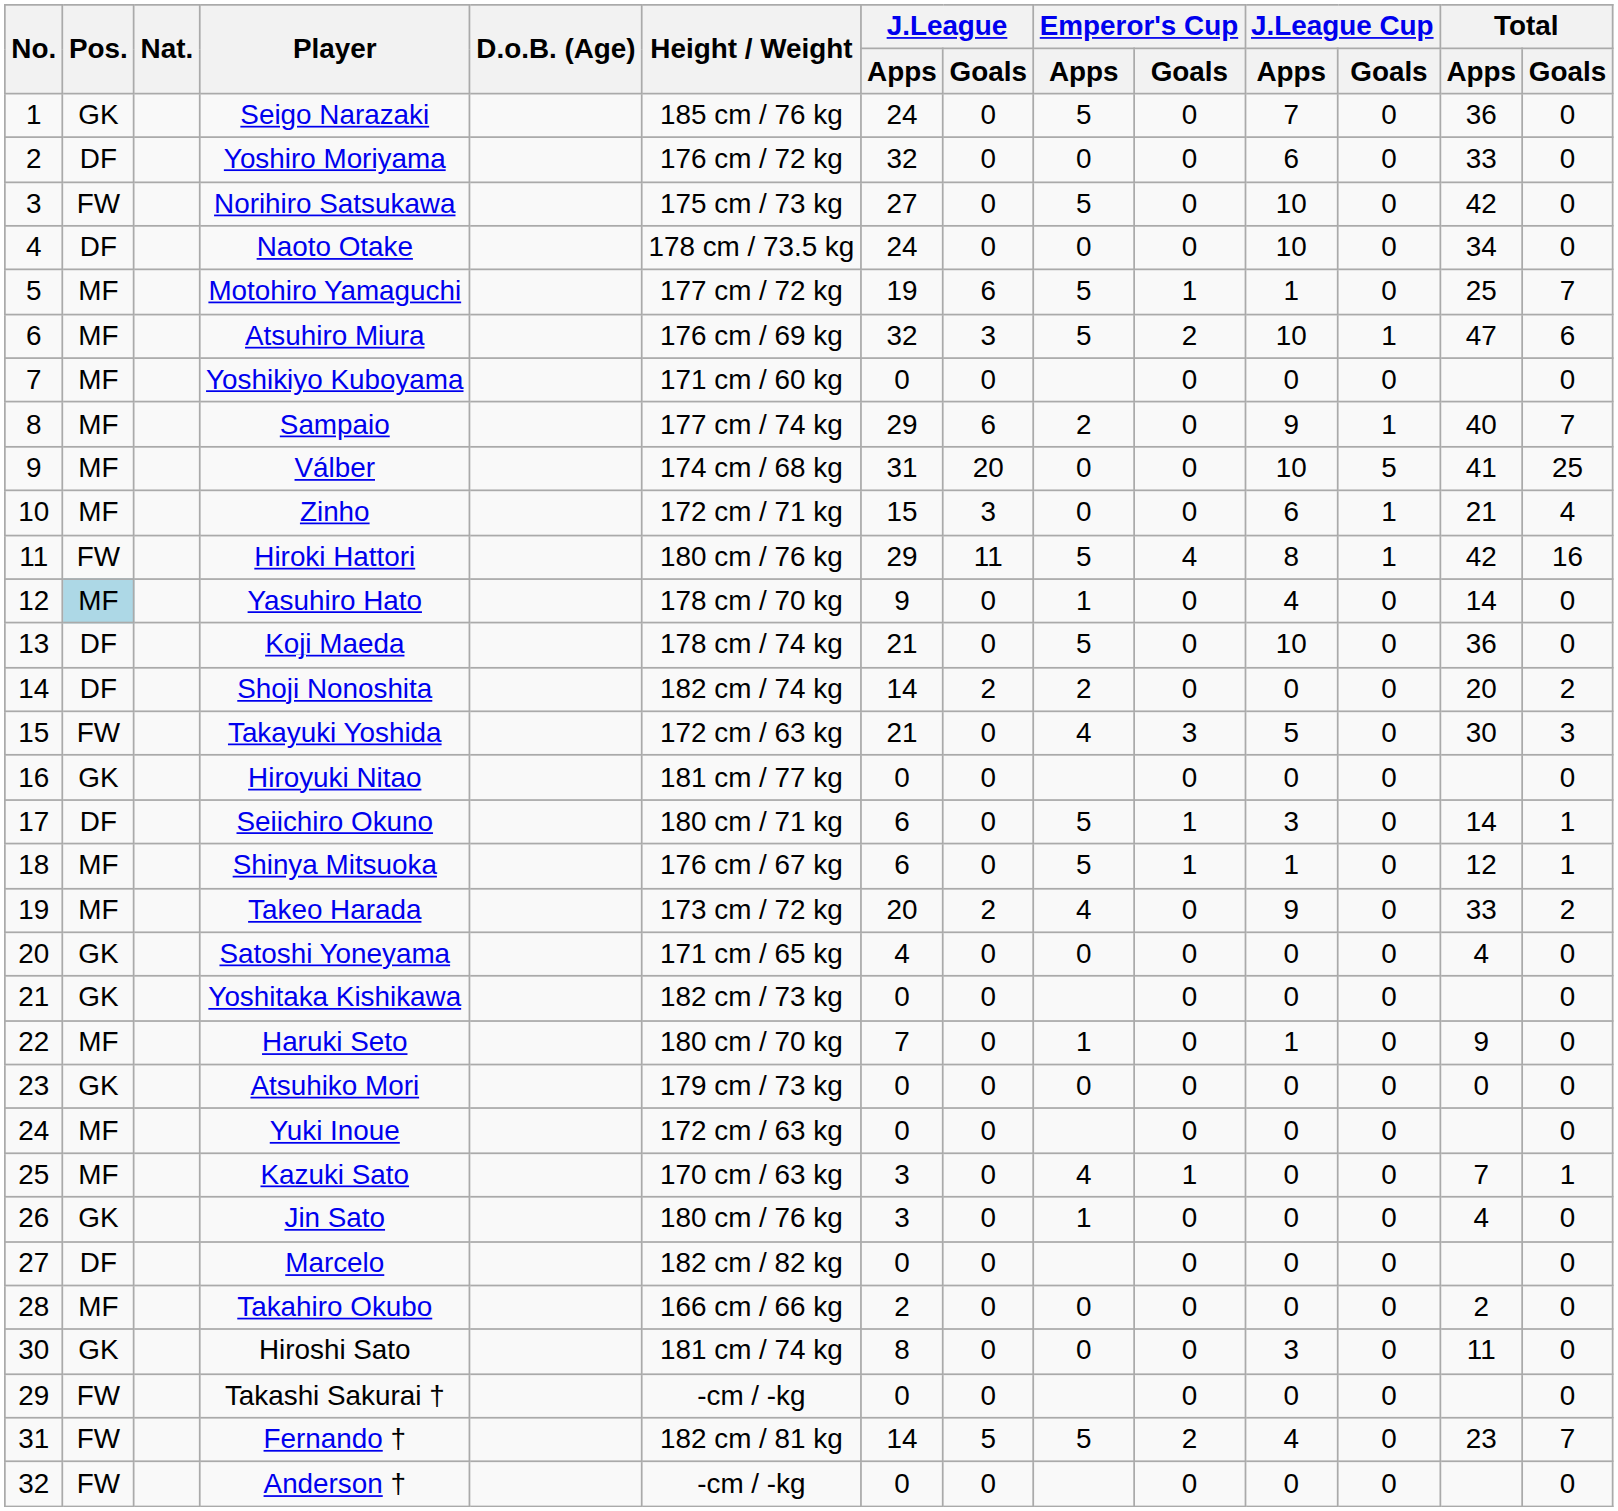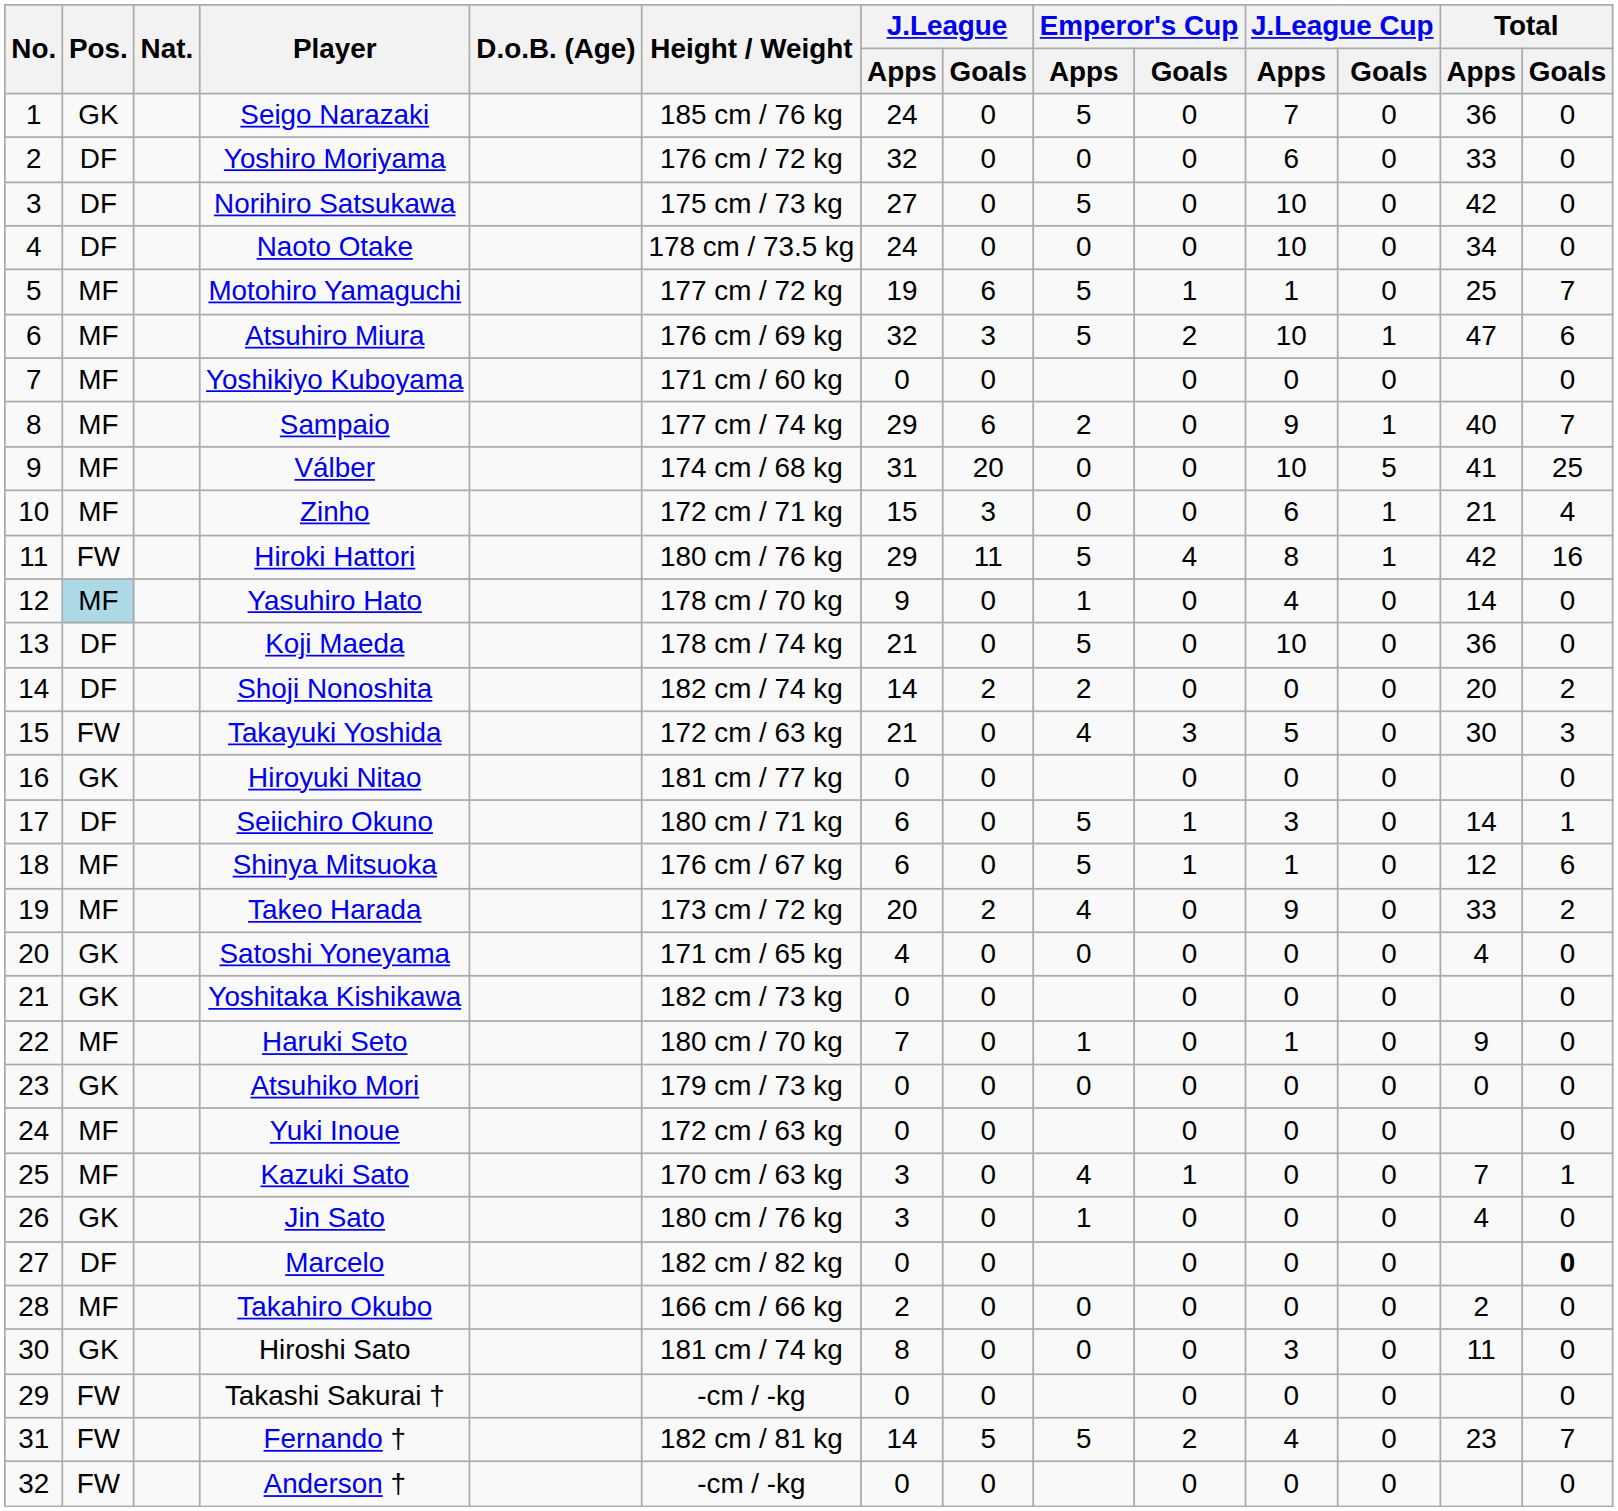(98, 203) FW -> (98, 203) DF
(1568, 865) 1 -> (1568, 865) 6
(1568, 1262) normal -> (1568, 1262) bold
